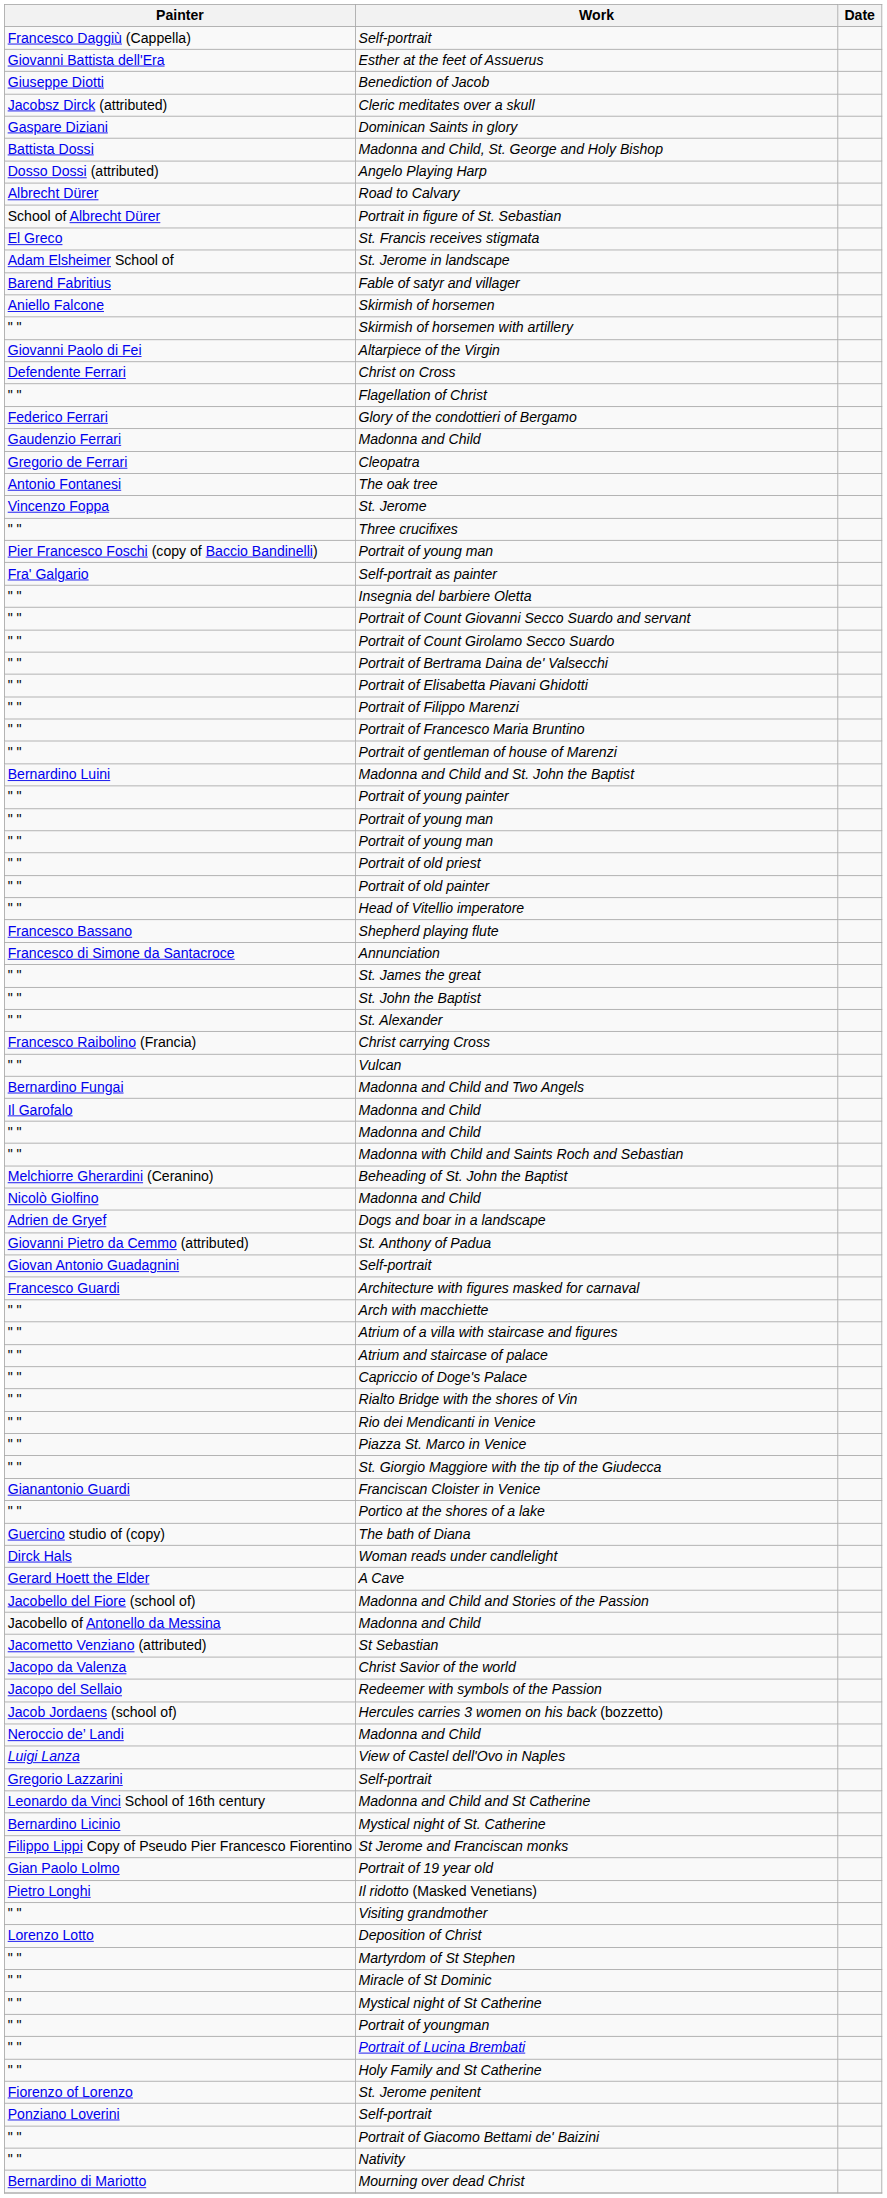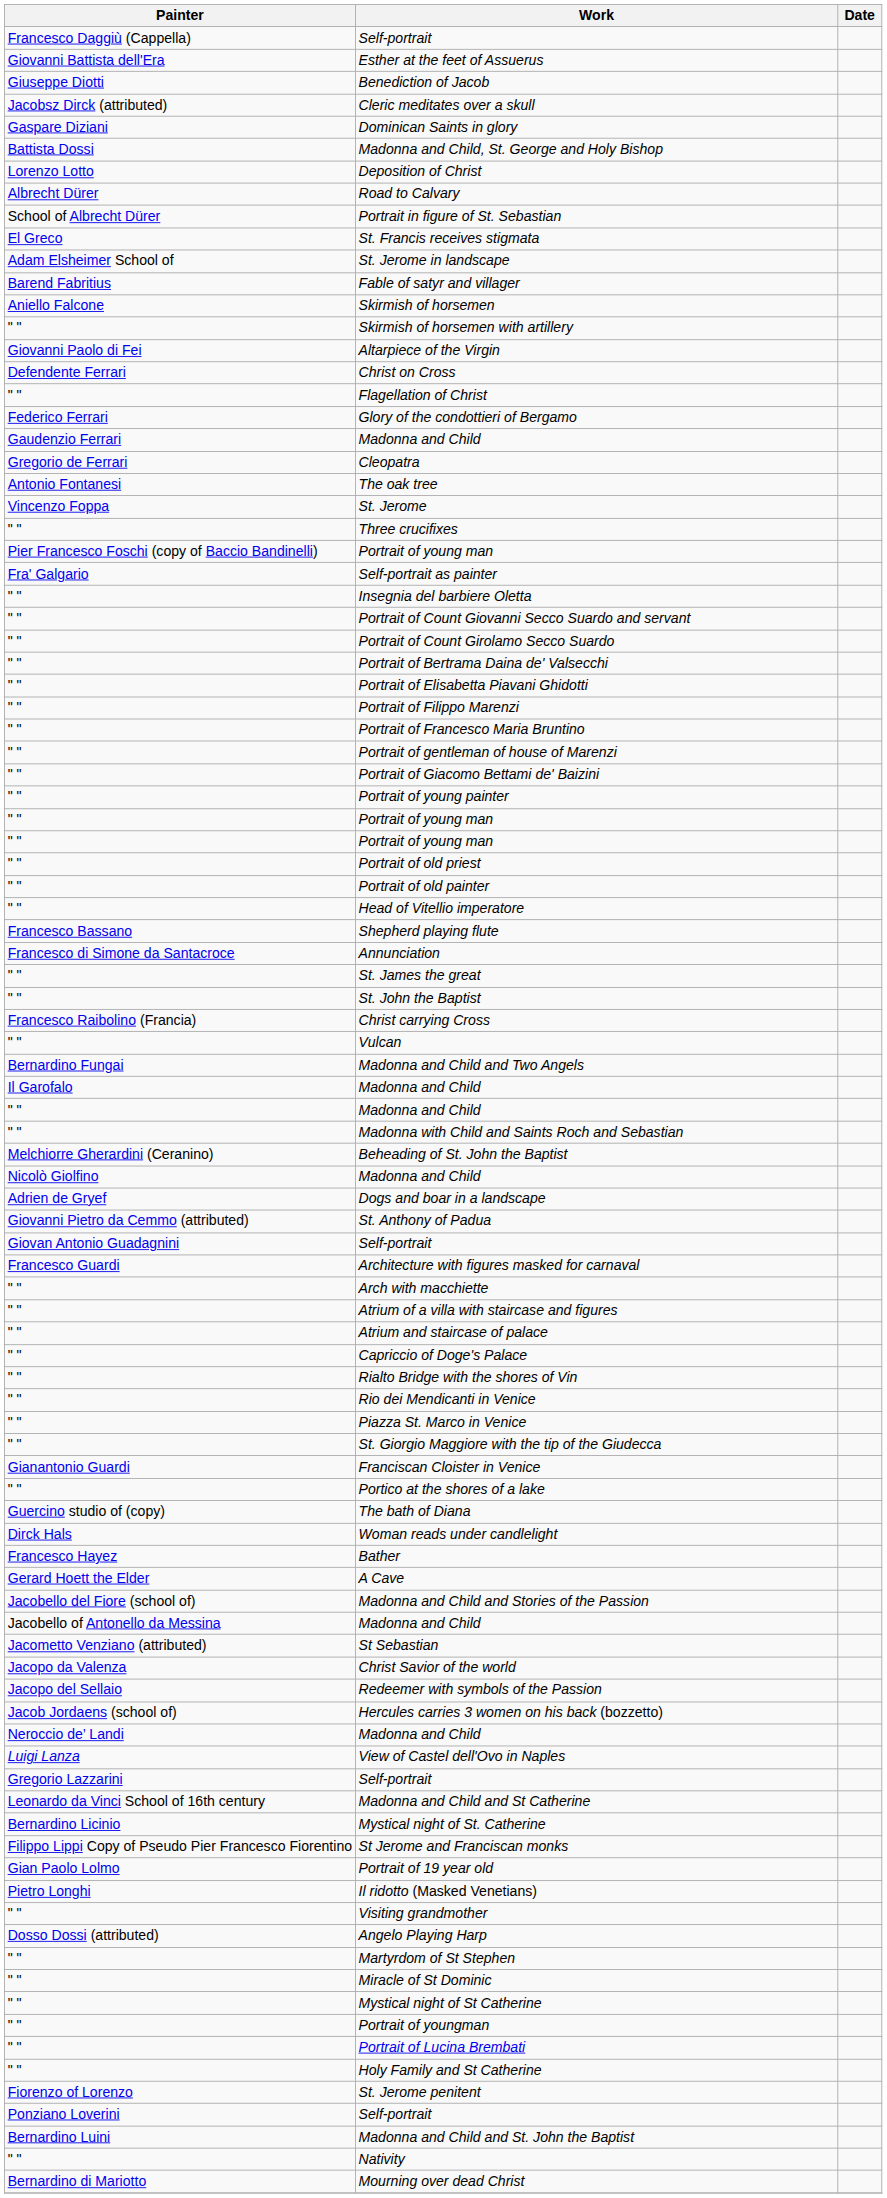rows swapped: (83, 171) <-> (51, 1936)
rows swapped: (15, 2137) <-> (59, 774)
- row: (15, 1020)
+ row: (62, 1556)
